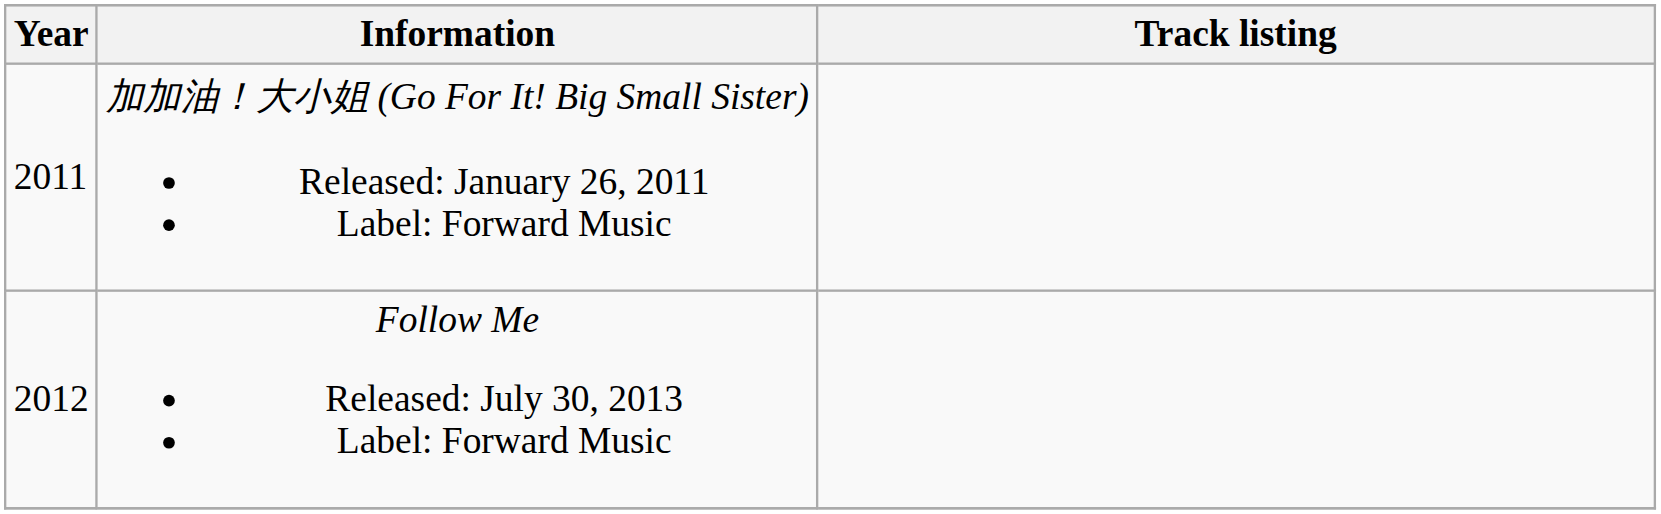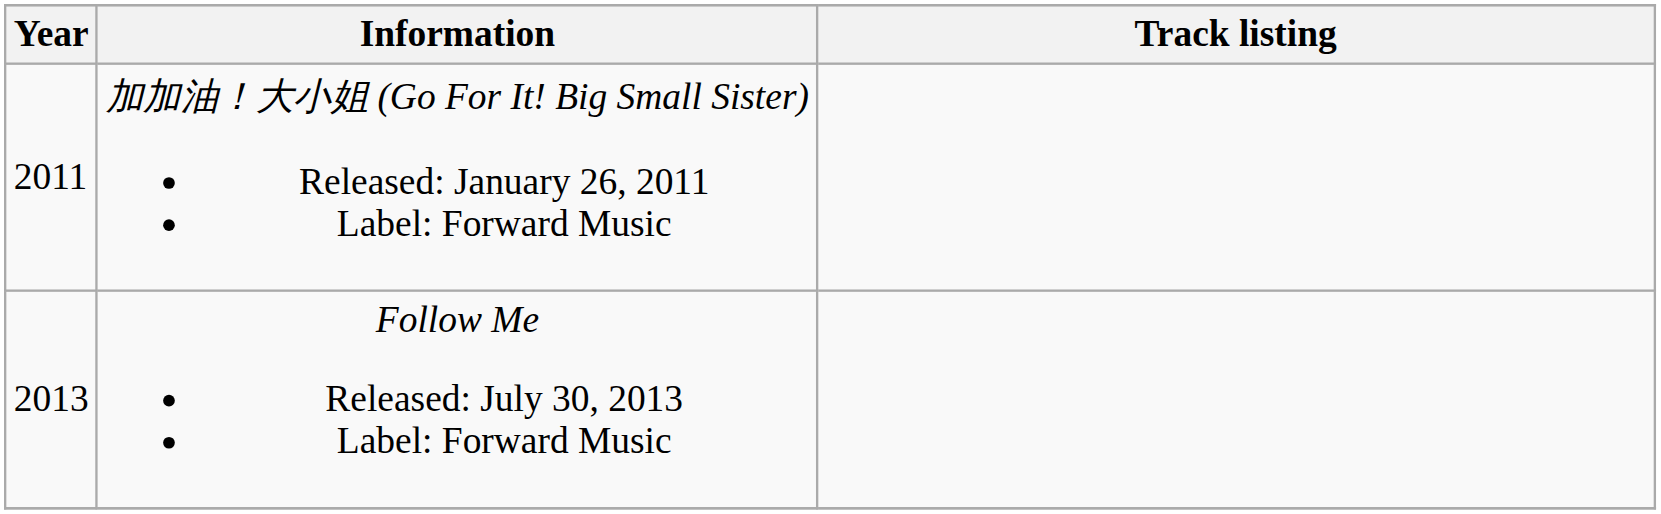(51, 398) 2012 -> (51, 398) 2013
